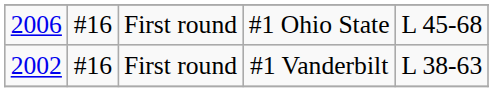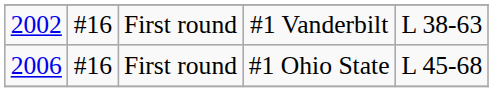rows swapped: (319, 65) <-> (319, 24)
